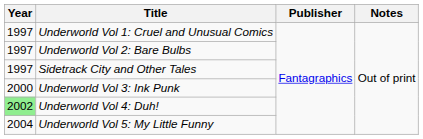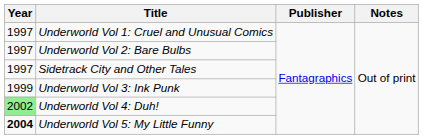(20, 87) 2000 -> (20, 87) 1999
(20, 124) normal -> (20, 124) bold
